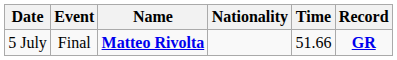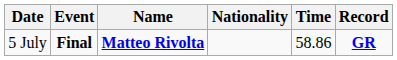(74, 42) normal -> (74, 42) bold
(313, 42) 51.66 -> (313, 42) 58.86
